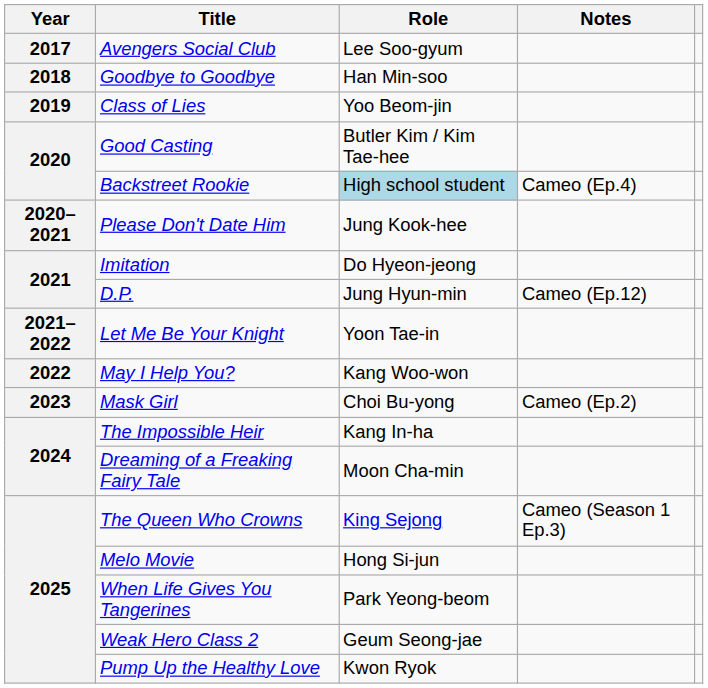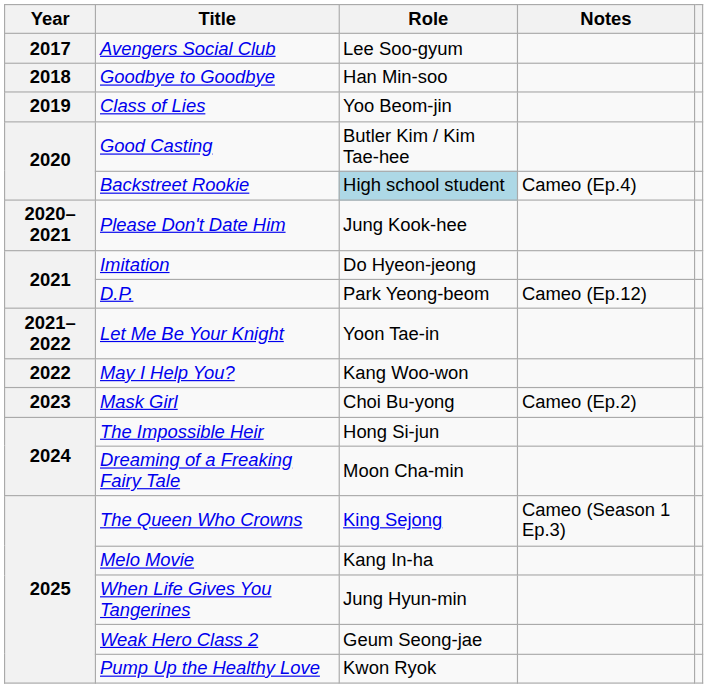(405, 293) Jung Hyun-min -> (416, 293) Park Yeong-beom
(388, 431) Kang In-ha -> (391, 431) Hong Si-jun
(391, 560) Hong Si-jun -> (388, 560) Kang In-ha
(416, 599) Park Yeong-beom -> (405, 599) Jung Hyun-min
